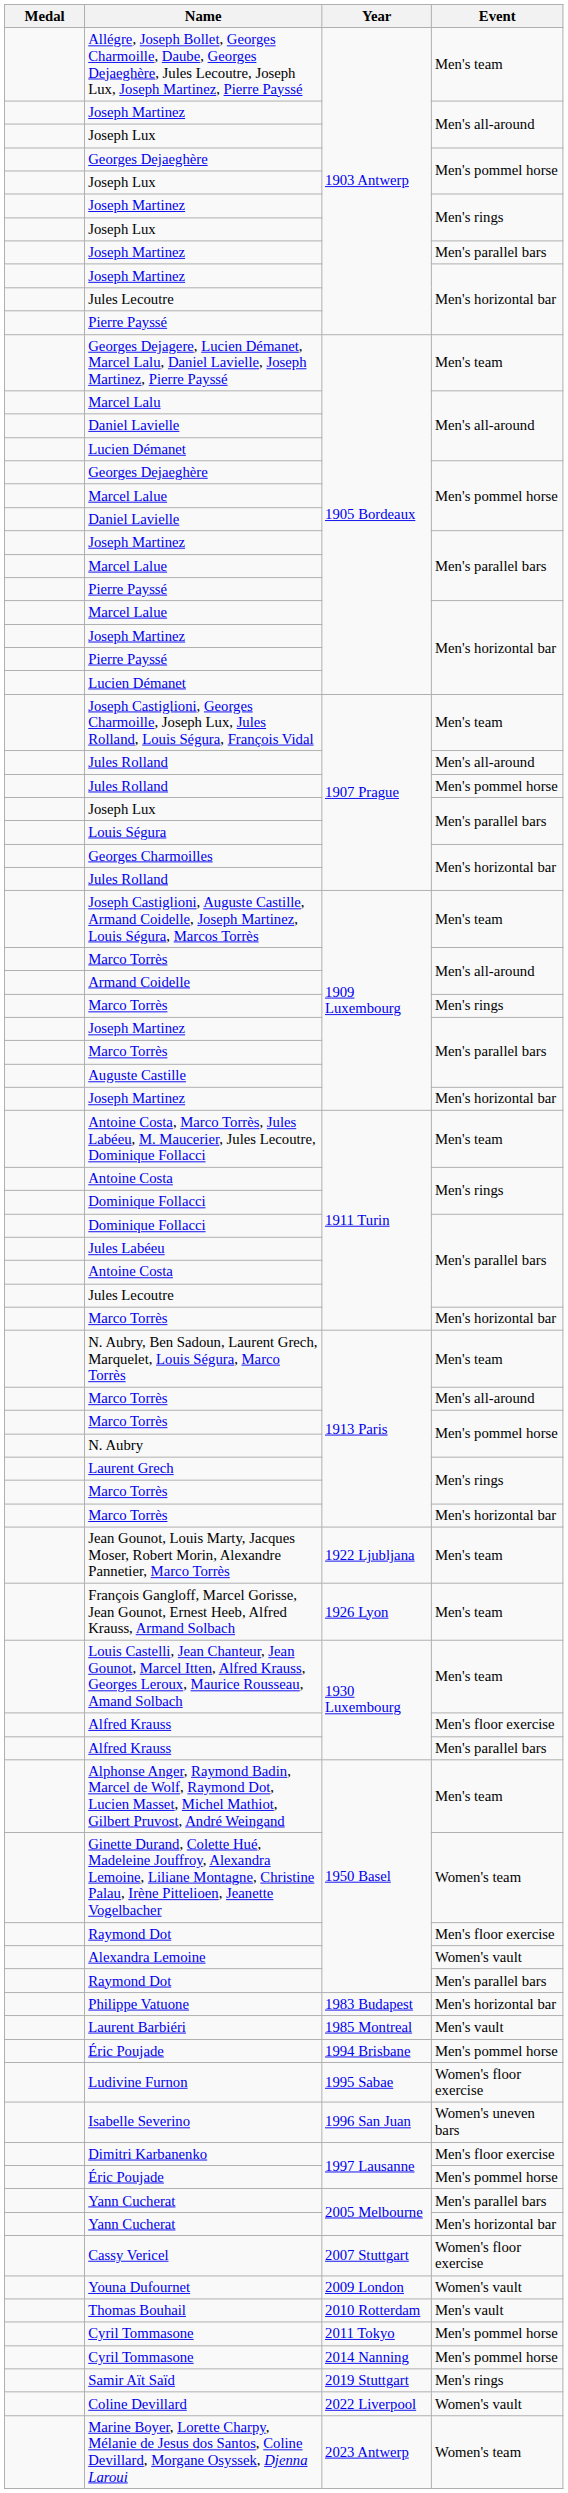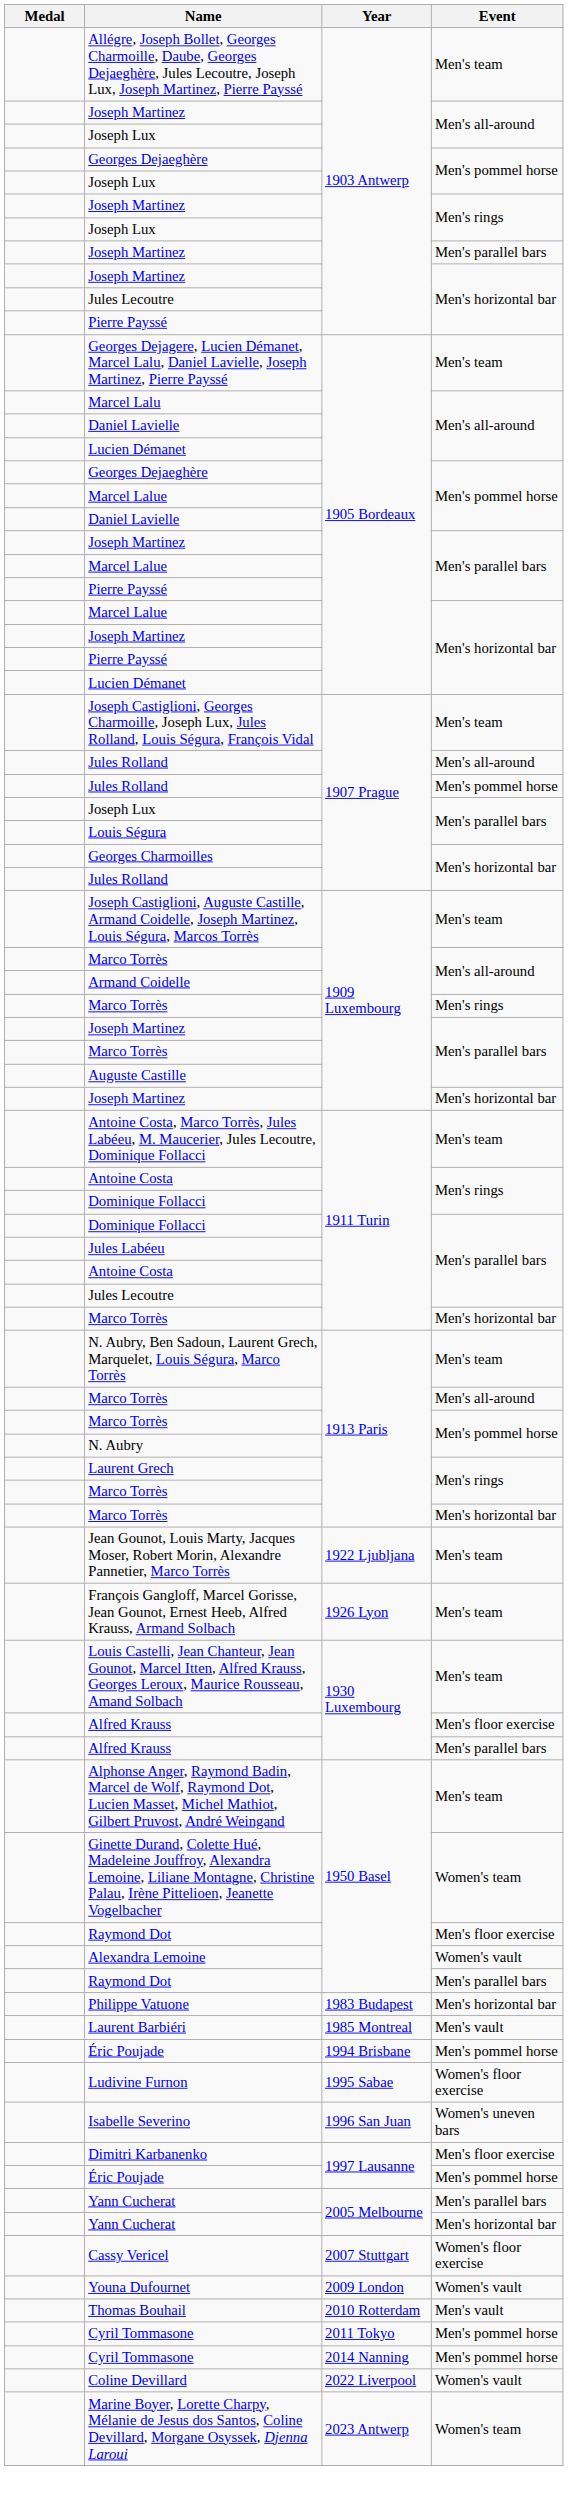- row: (132, 2380)
